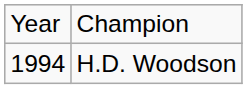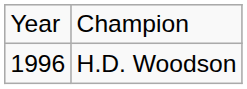(38, 63) 1994 -> (38, 63) 1996
